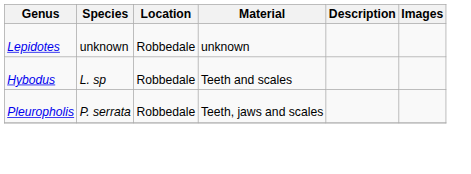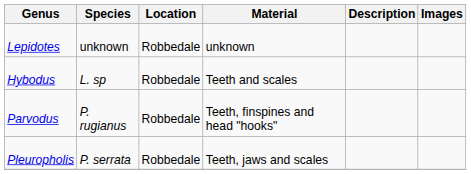+ row: (33, 119)
